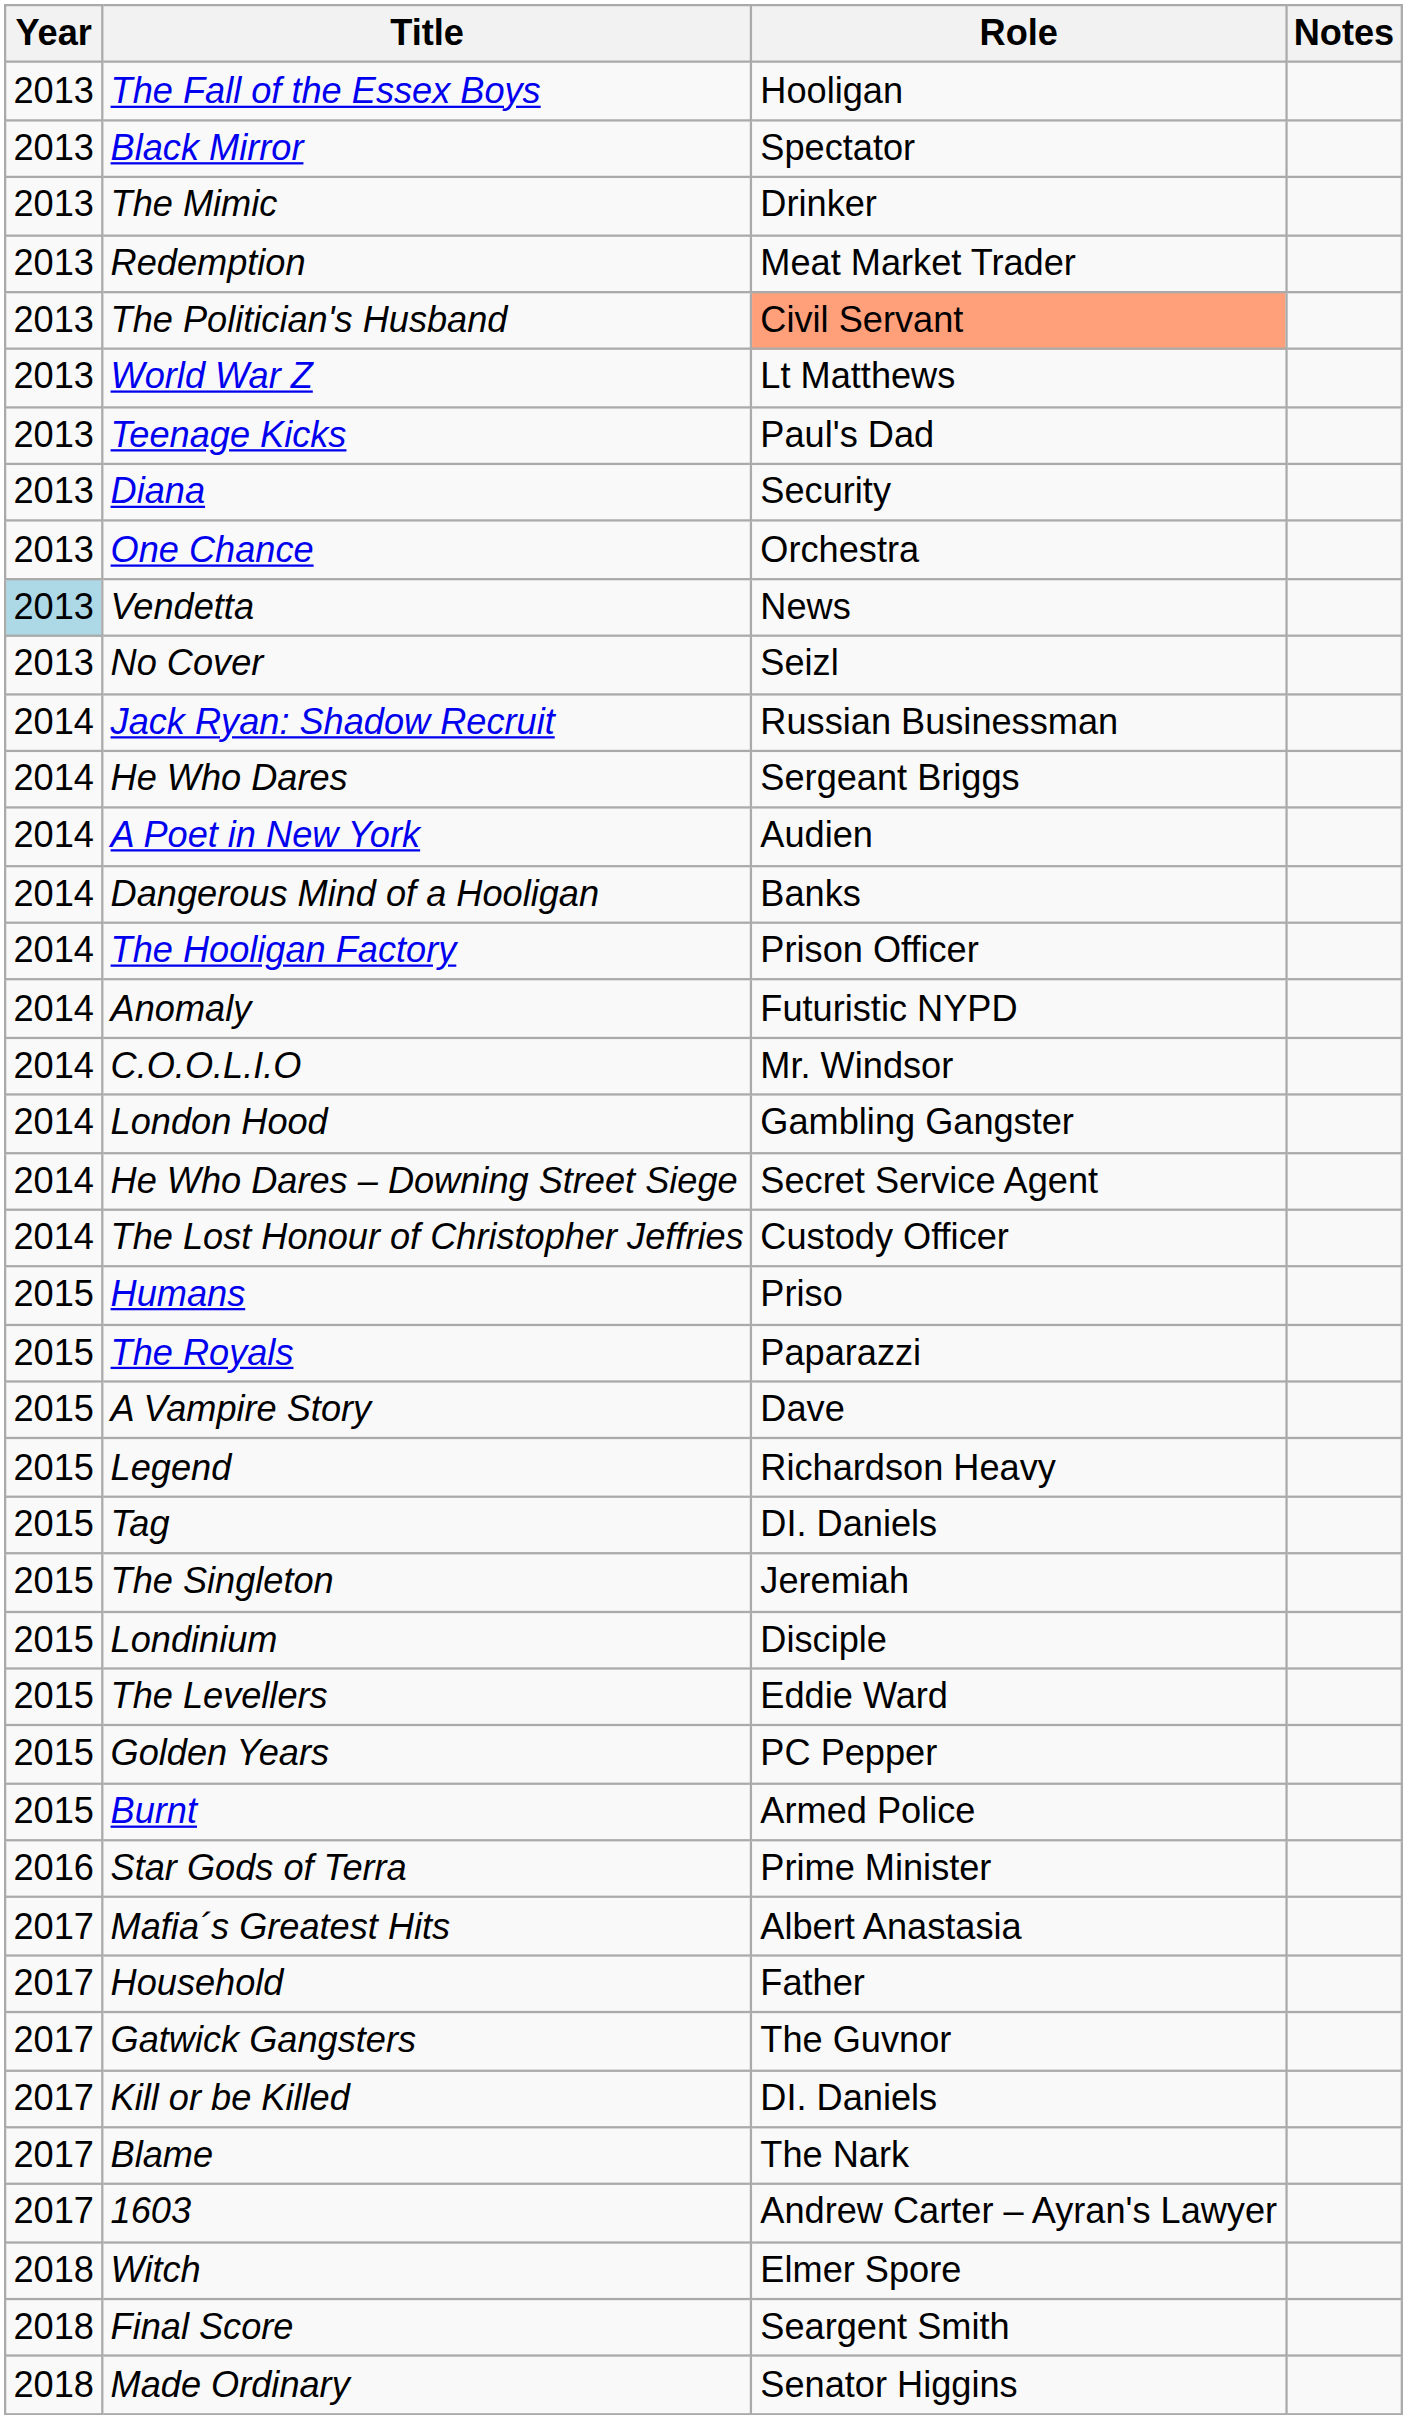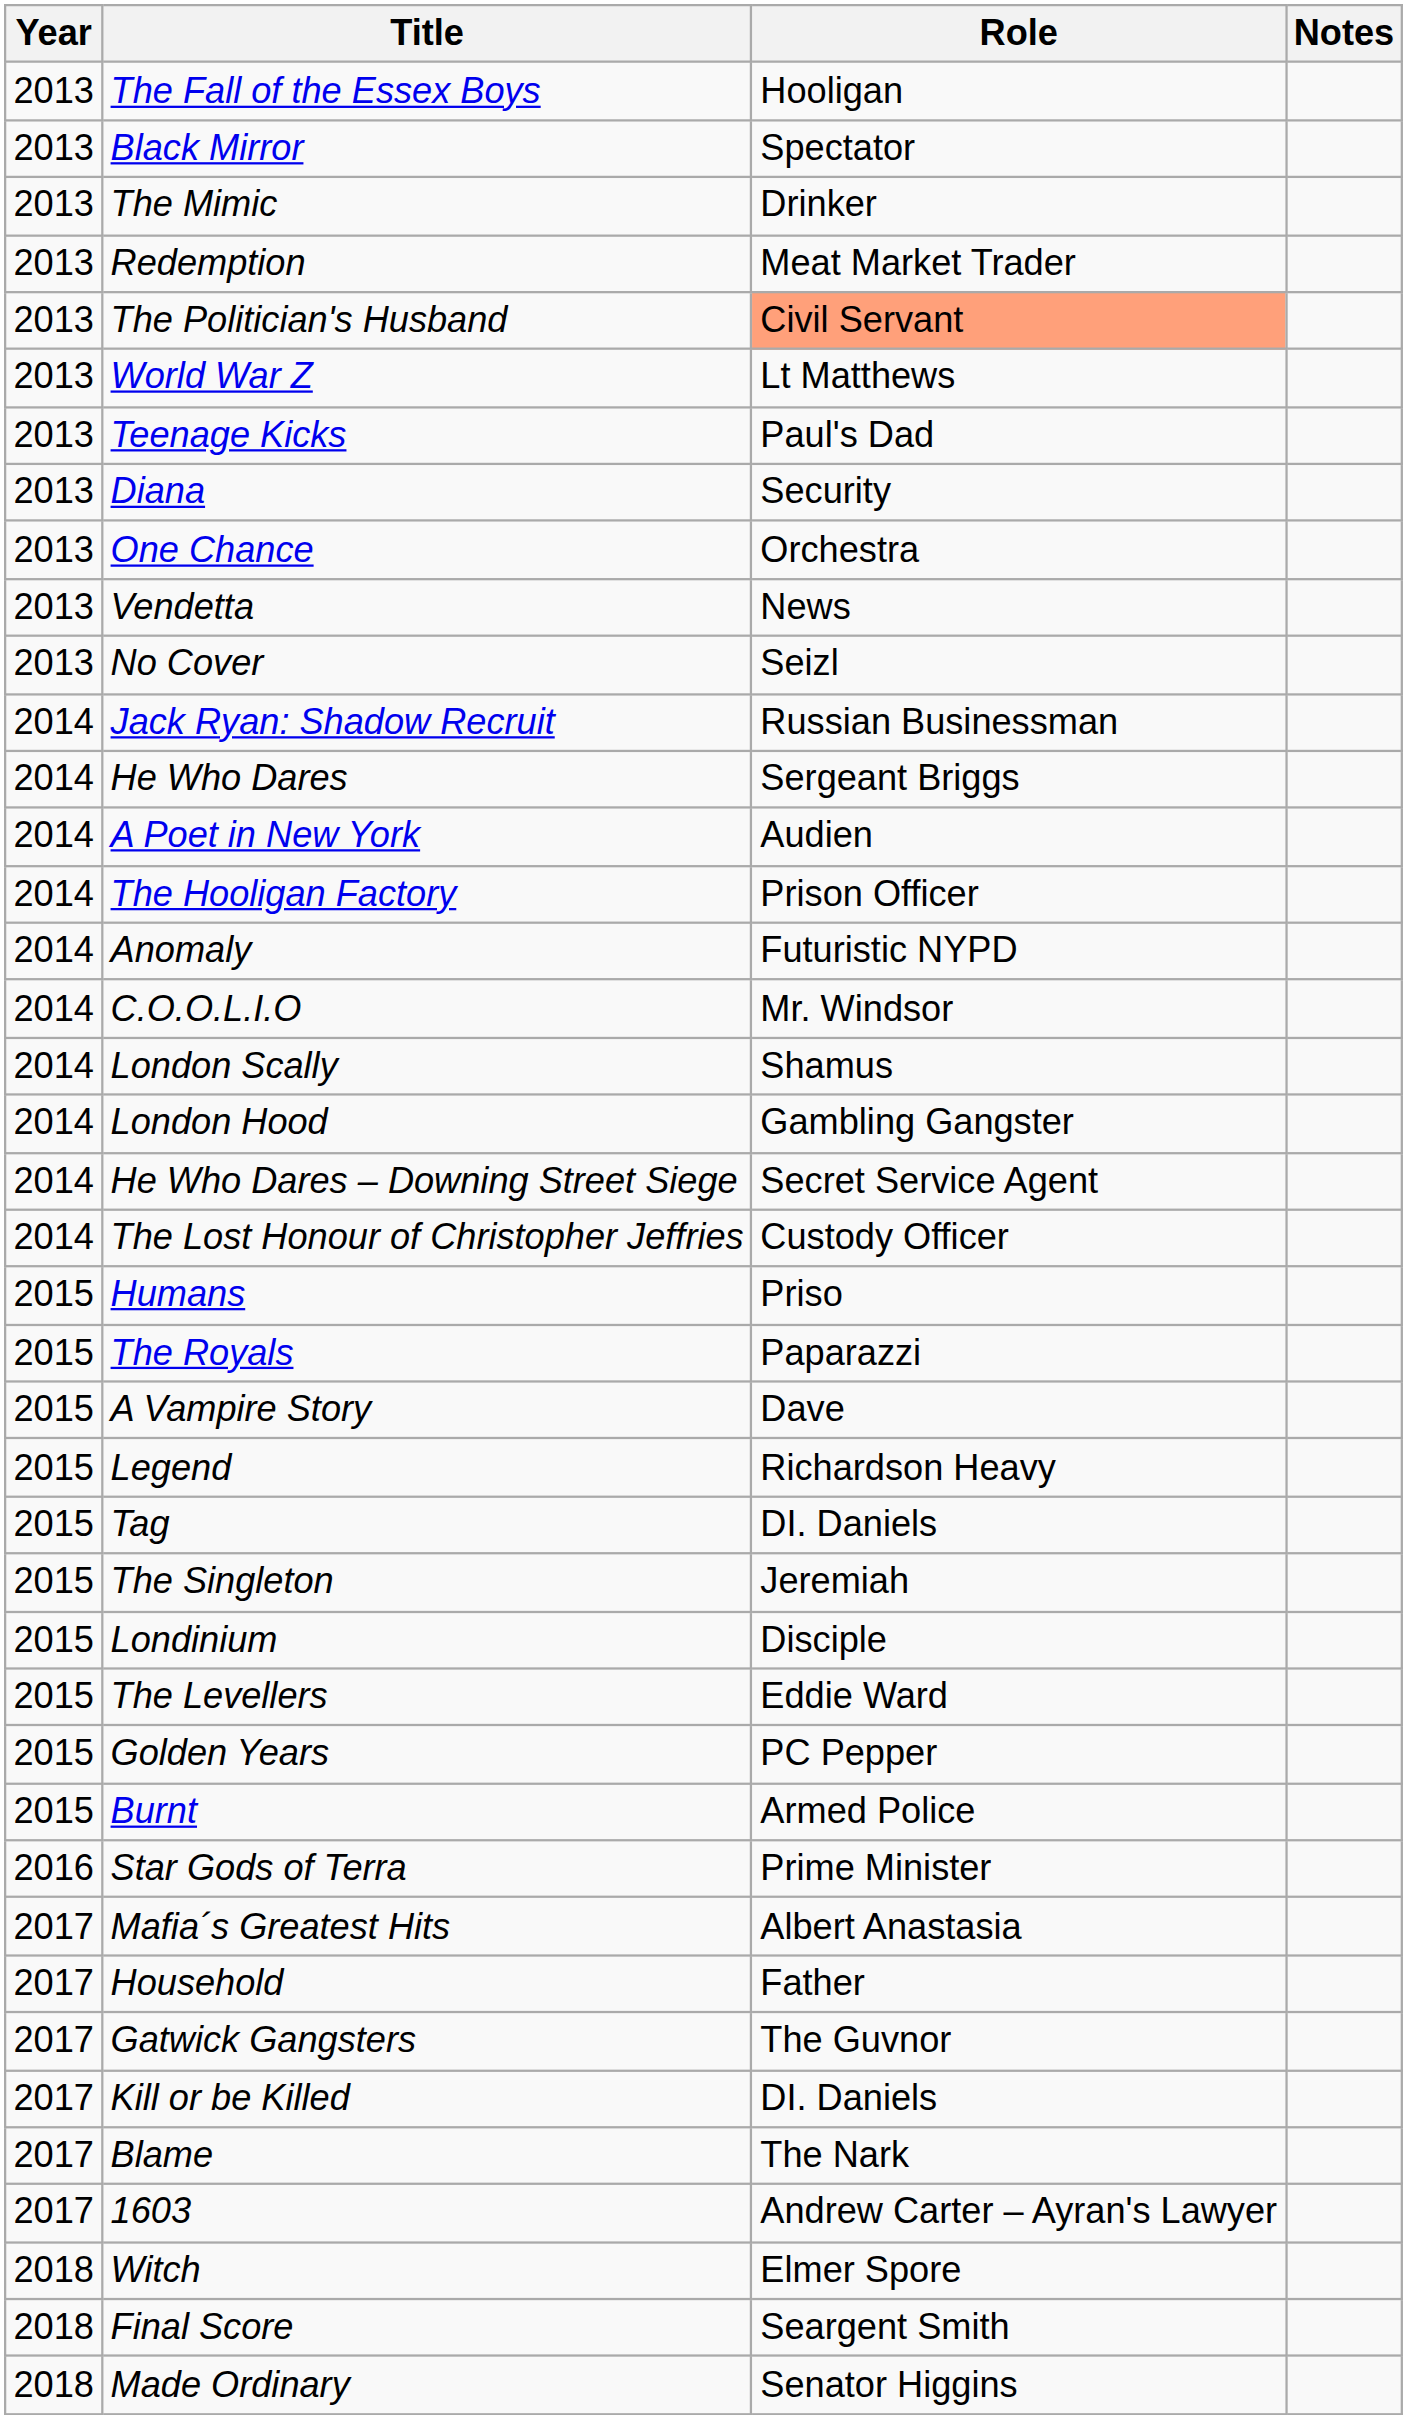(54, 606) lightblue background -> (54, 606) no background
- row: (355, 893)
+ row: (224, 1065)
